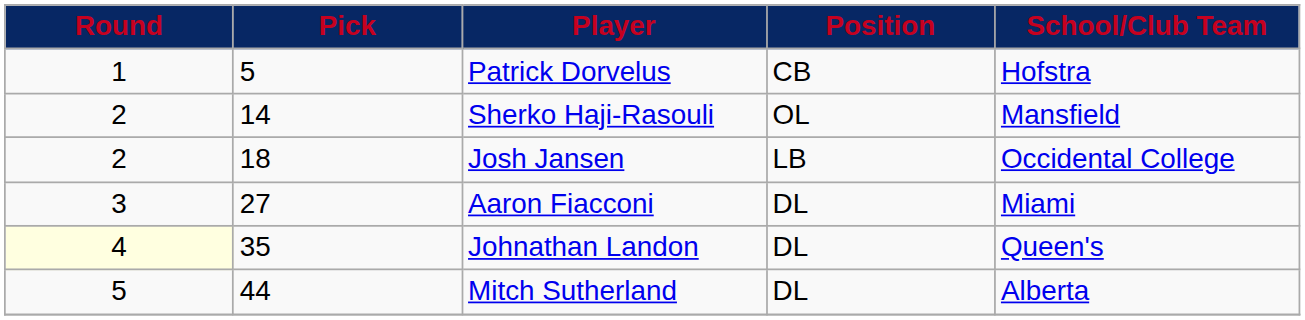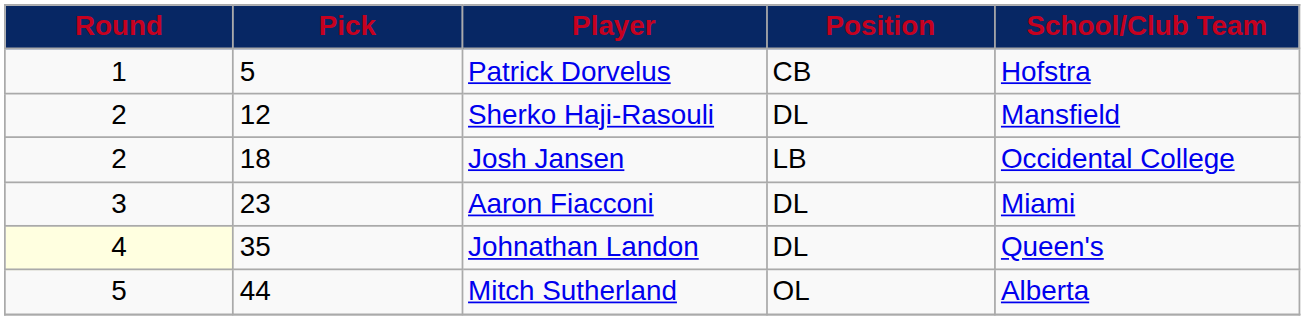(255, 114) 14 -> (255, 114) 12
(791, 114) OL -> (790, 114) DL
(255, 203) 27 -> (255, 203) 23
(790, 291) DL -> (791, 291) OL
